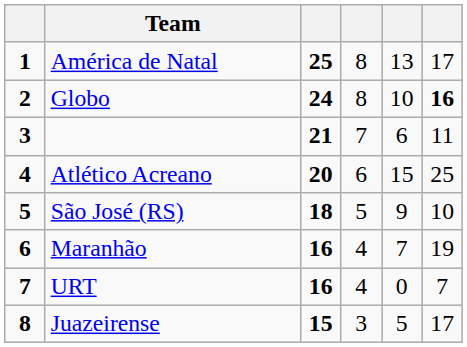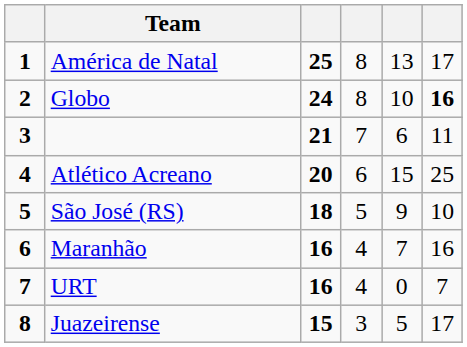(442, 248) 19 -> (442, 248) 16
